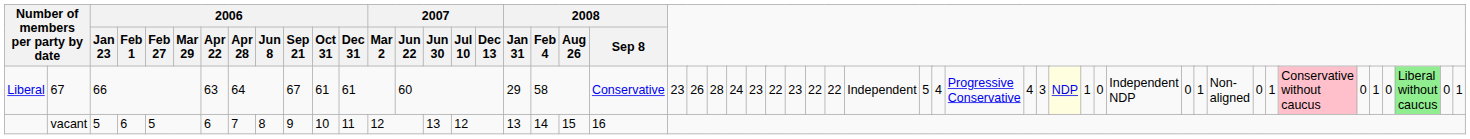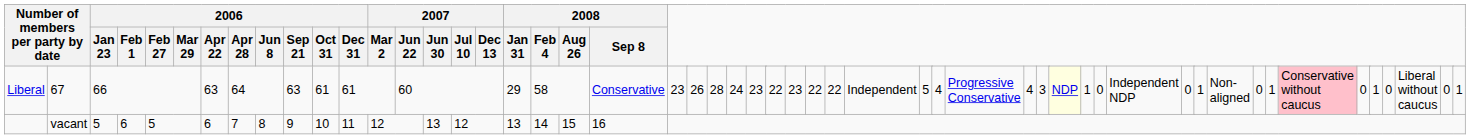(293, 90) 67 -> (293, 90) 63
(1418, 90) lightgreen background -> (1418, 90) no background
